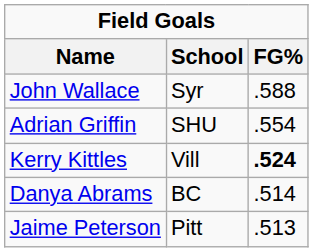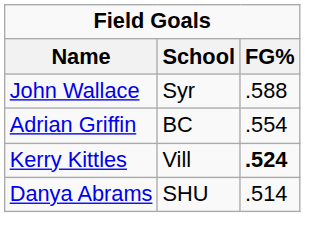(194, 125) SHU -> (178, 125) BC
(186, 194) BC -> (185, 194) SHU
- row: (85, 228)
